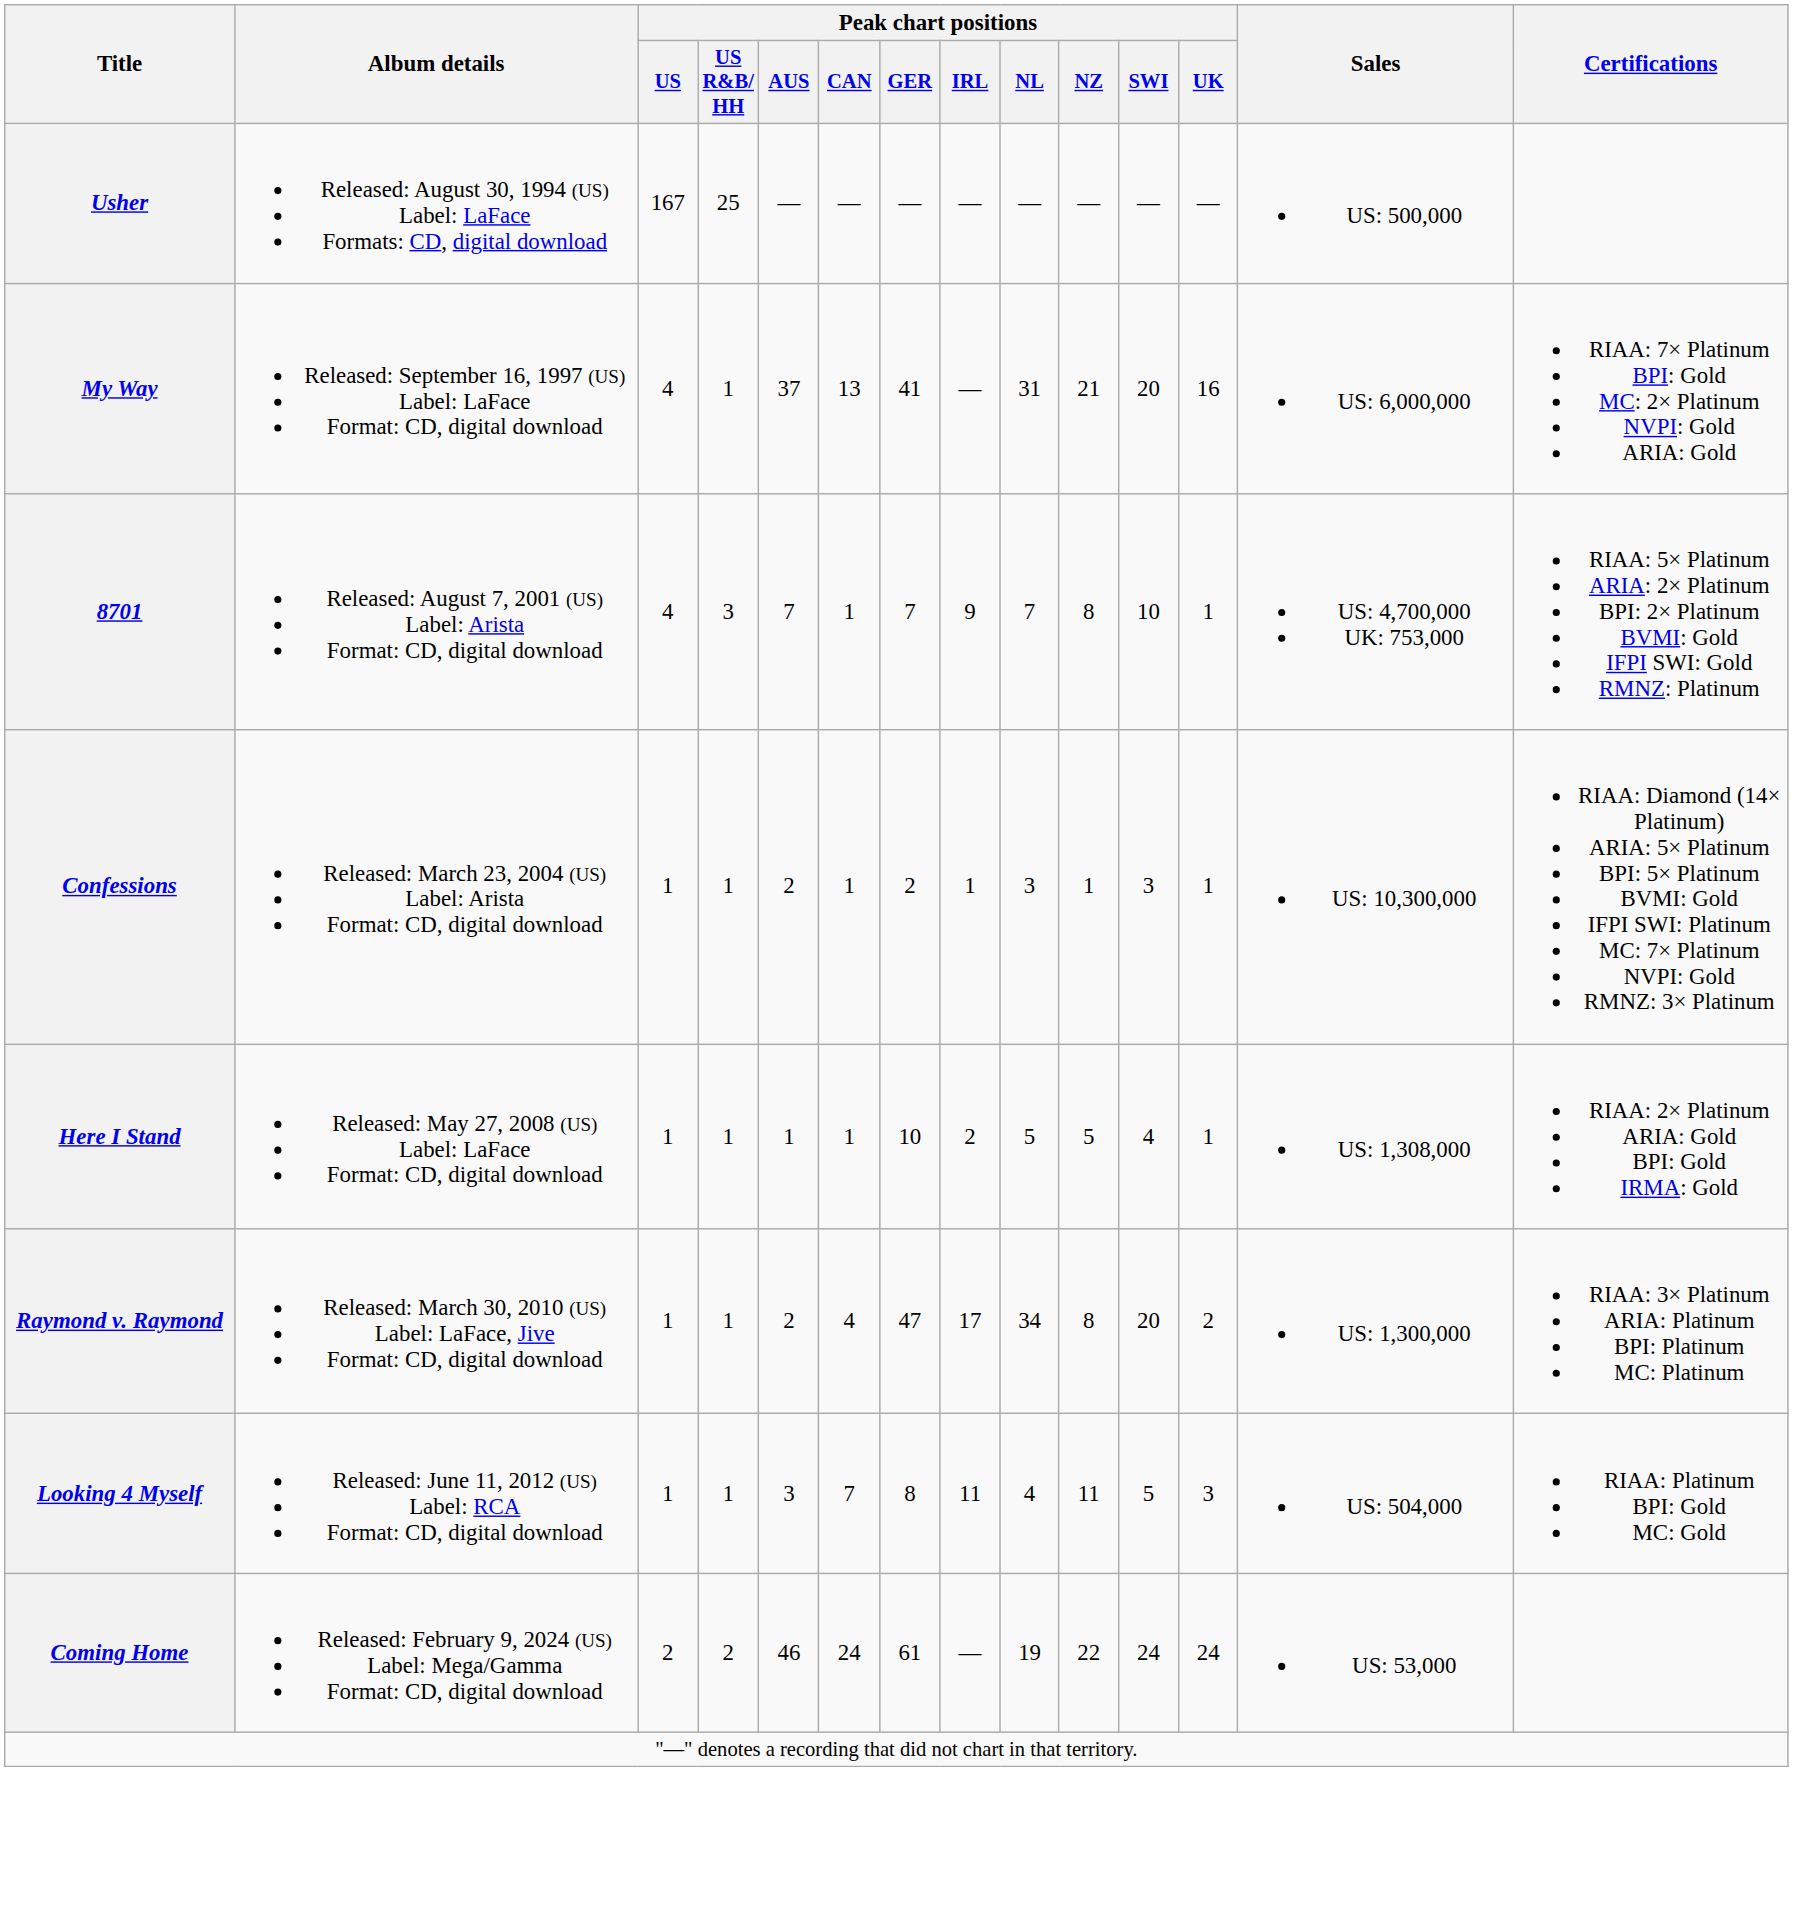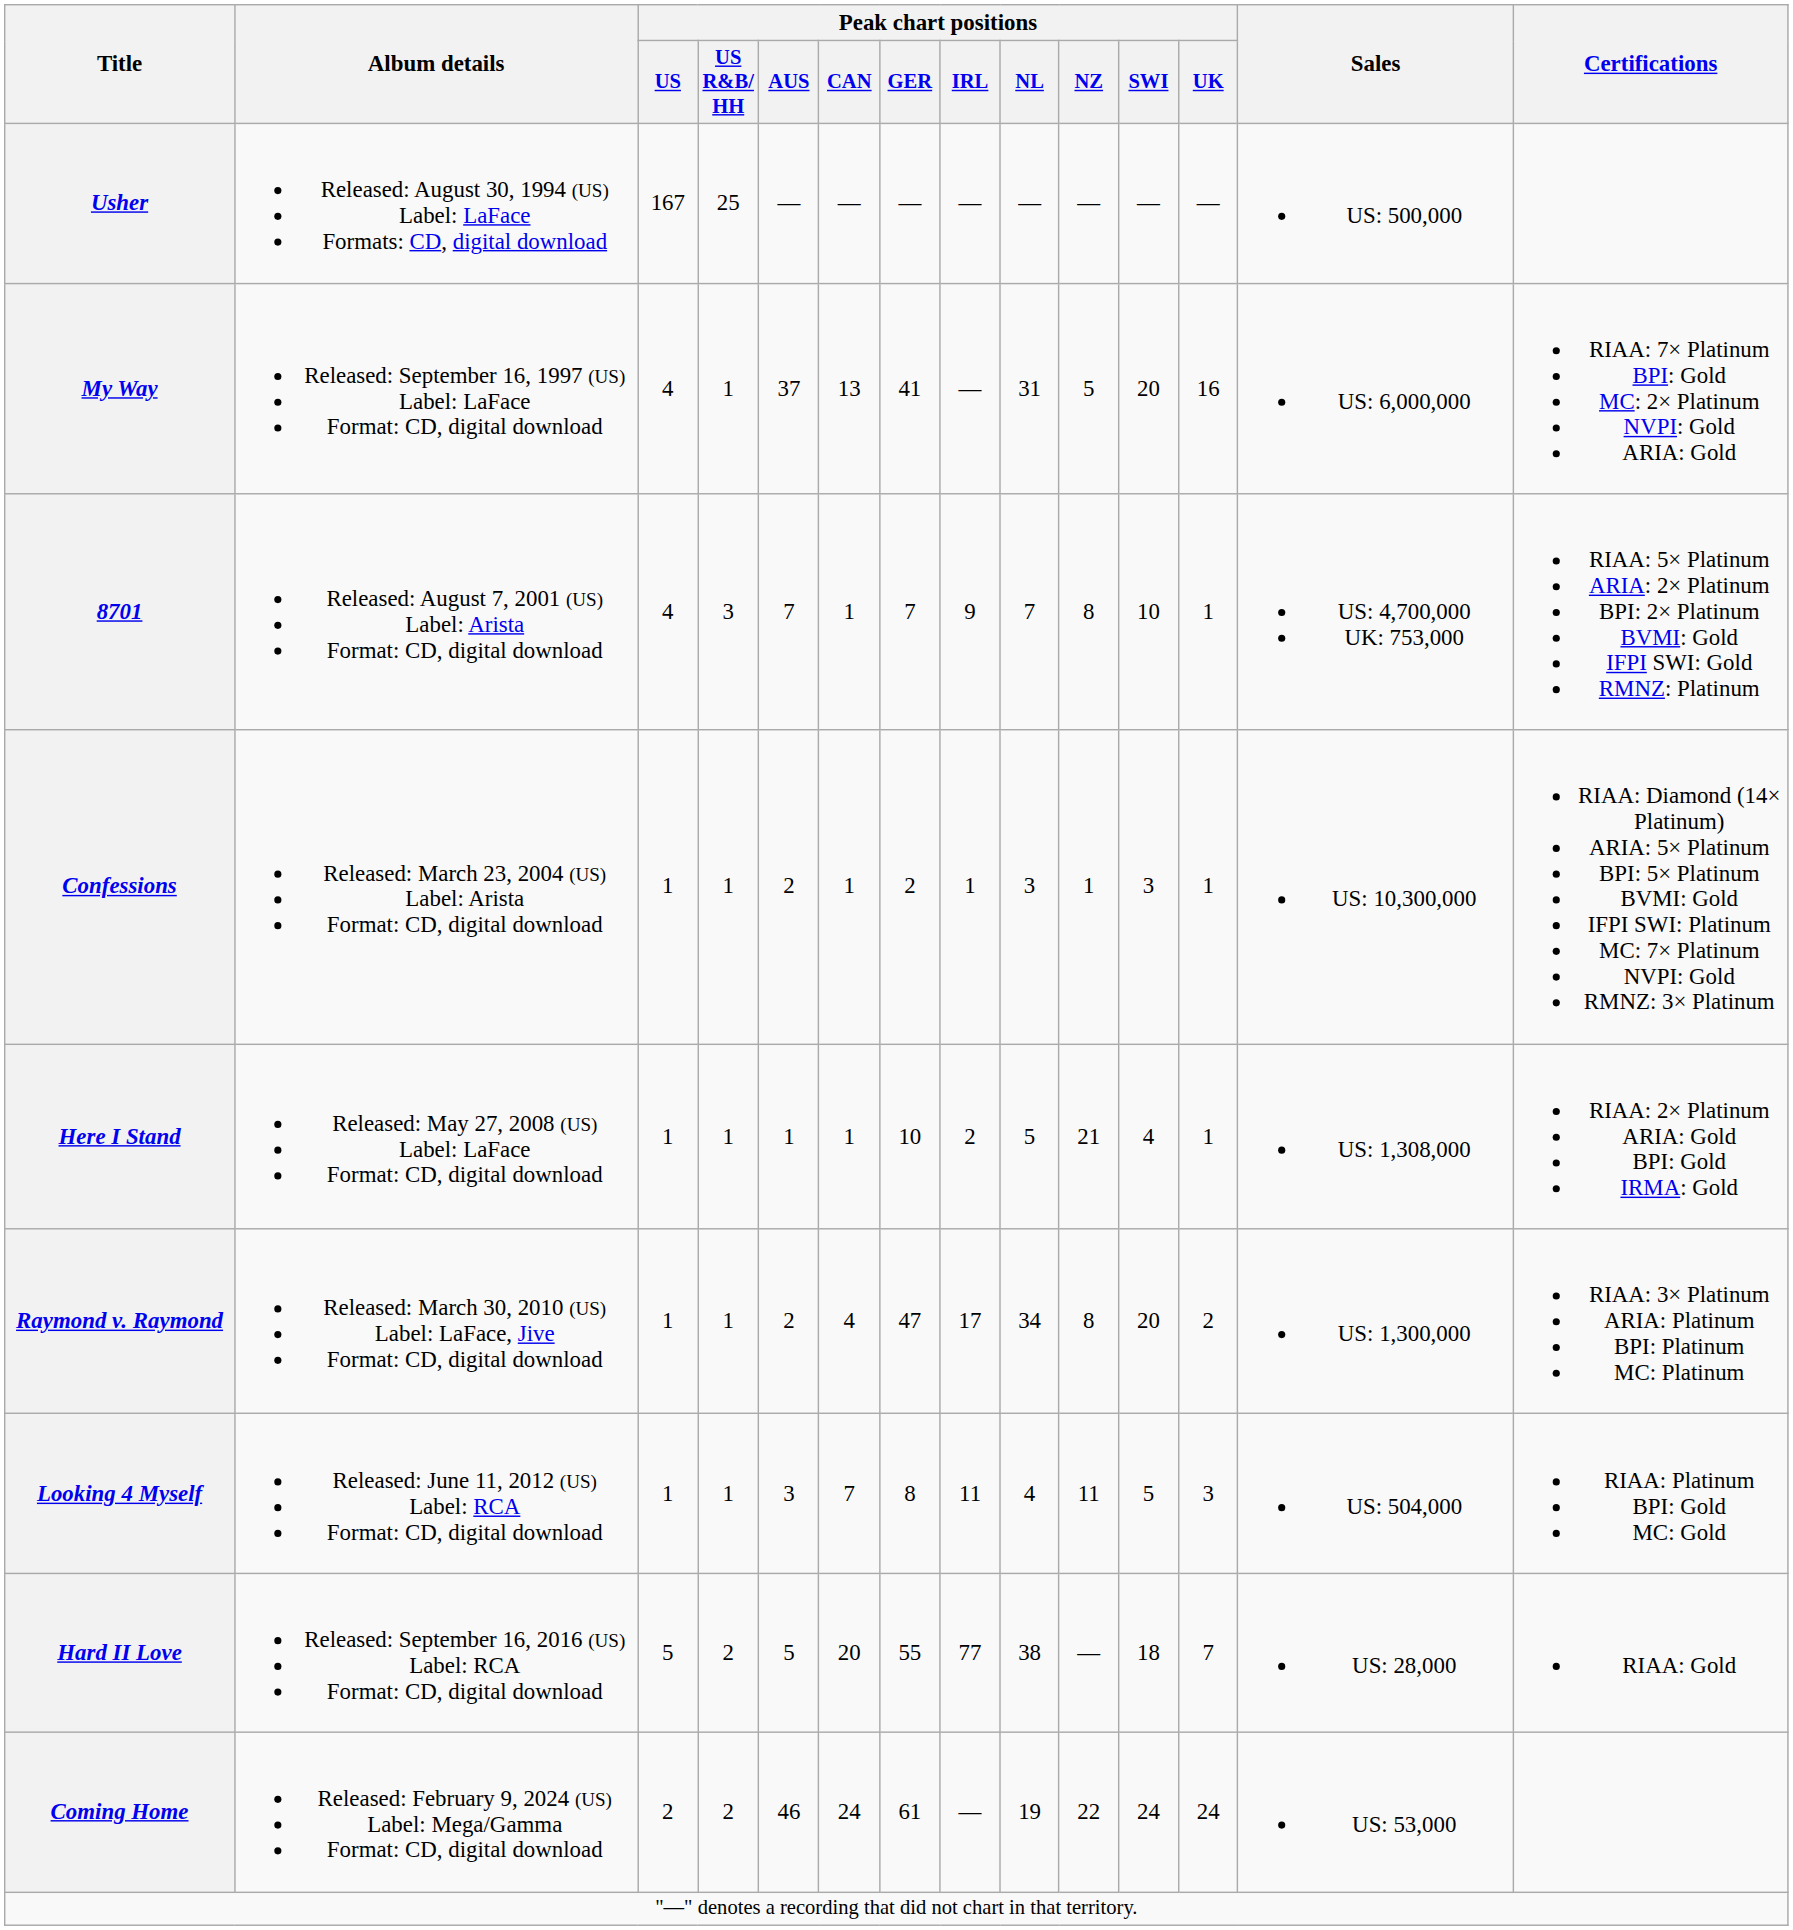(1089, 388) 21 -> (1089, 388) 5
(1089, 1136) 5 -> (1089, 1136) 21
+ row: (120, 1652)
